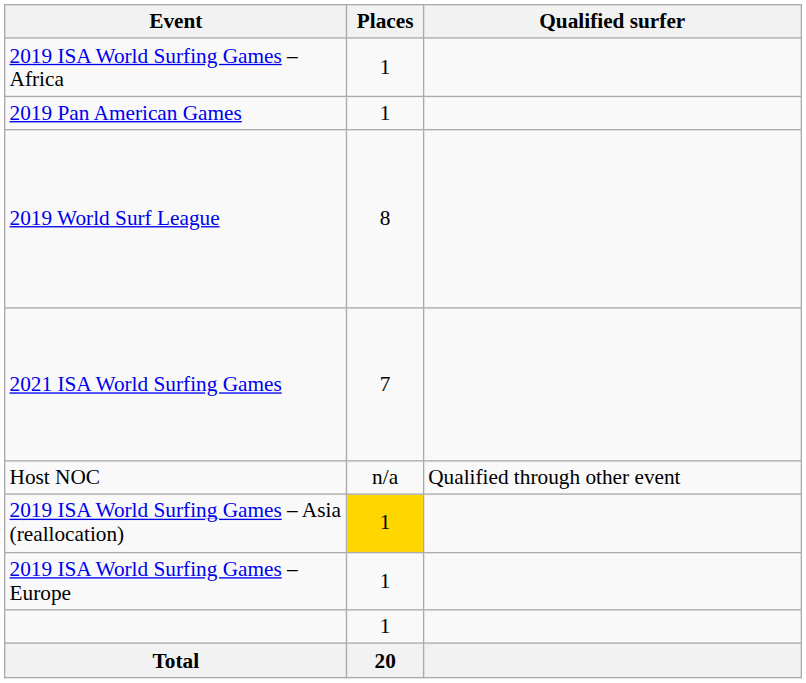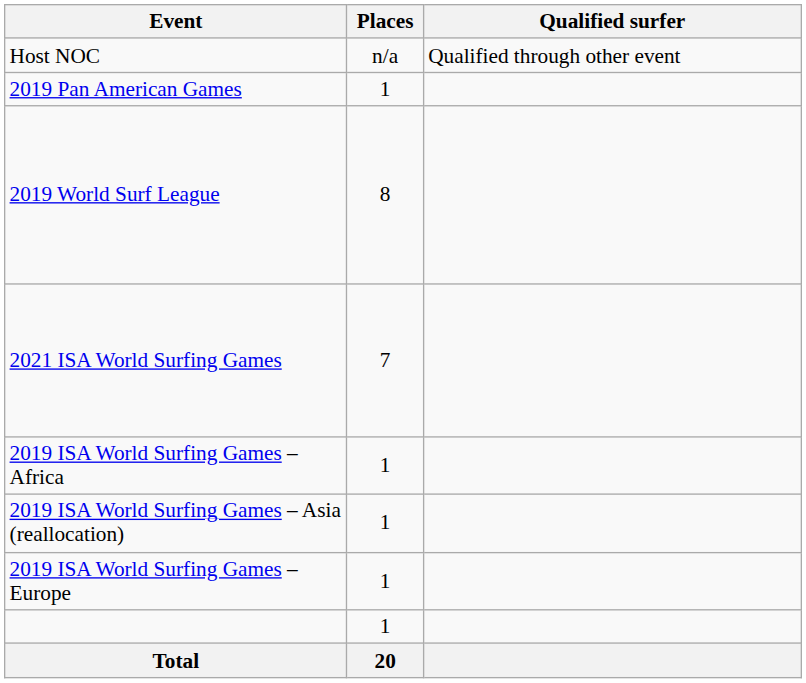rows swapped: (55, 477) <-> (154, 67)
(385, 523) gold background -> (385, 523) no background
